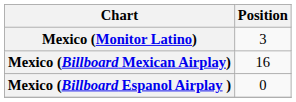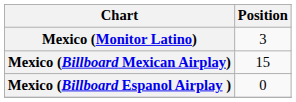(263, 62) 16 -> (263, 62) 15
